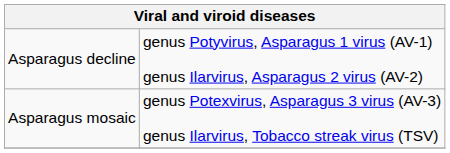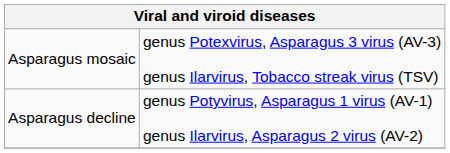rows swapped: (72, 58) <-> (72, 118)
